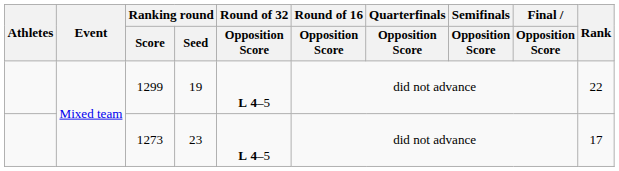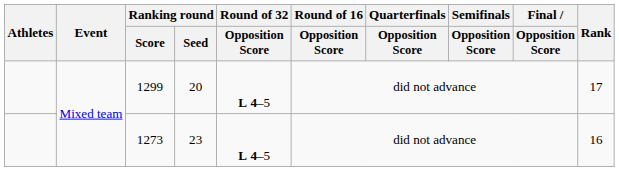(196, 87) 19 -> (196, 87) 20
(596, 87) 22 -> (596, 87) 17
(596, 140) 17 -> (596, 140) 16
